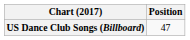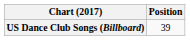(166, 27) 47 -> (166, 27) 39
